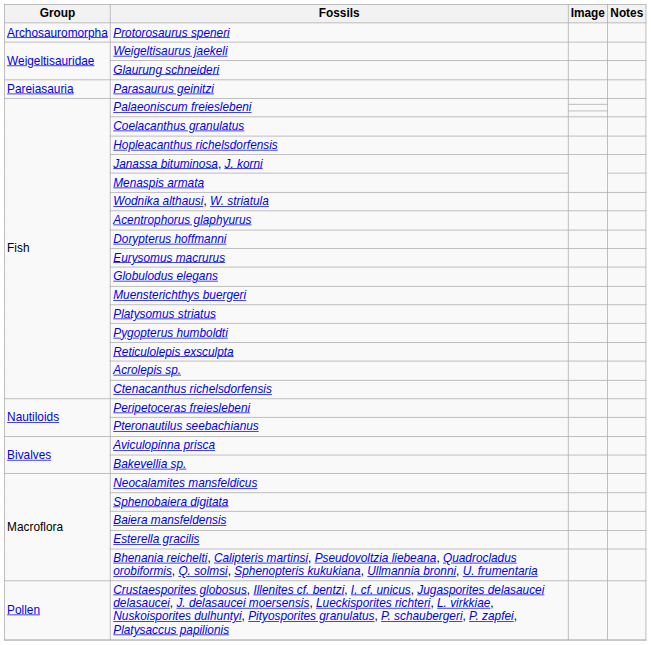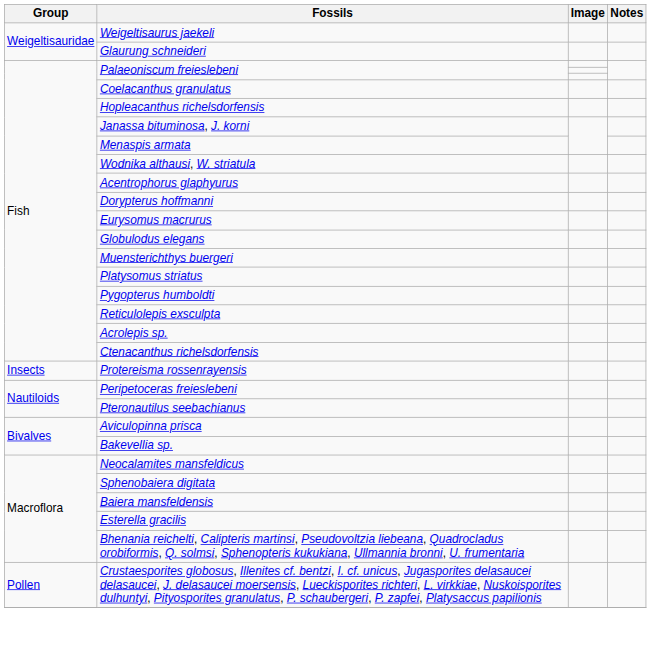- row: (57, 32)
- row: (40, 88)
+ row: (26, 370)
